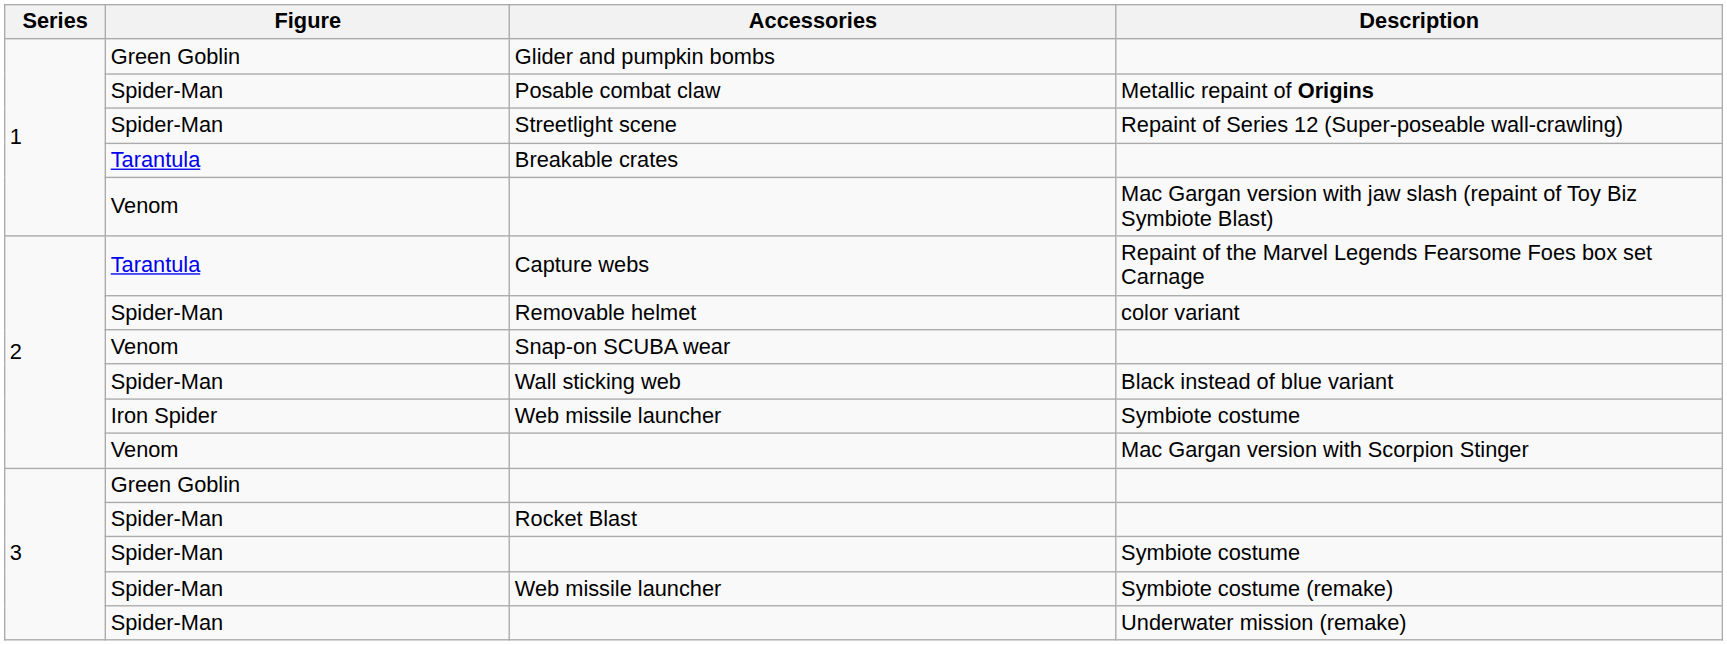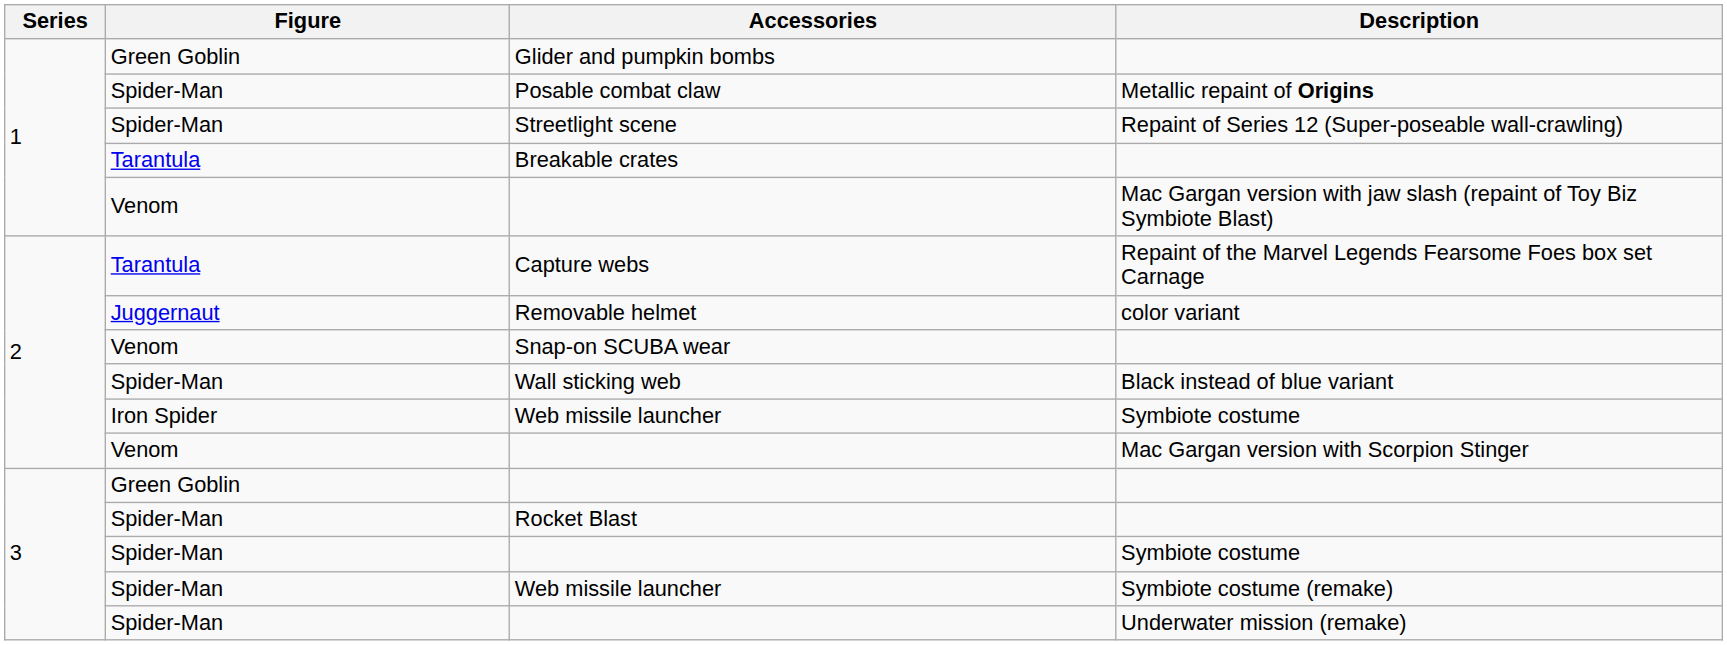(167, 312) Spider-Man -> (165, 312) Juggernaut
